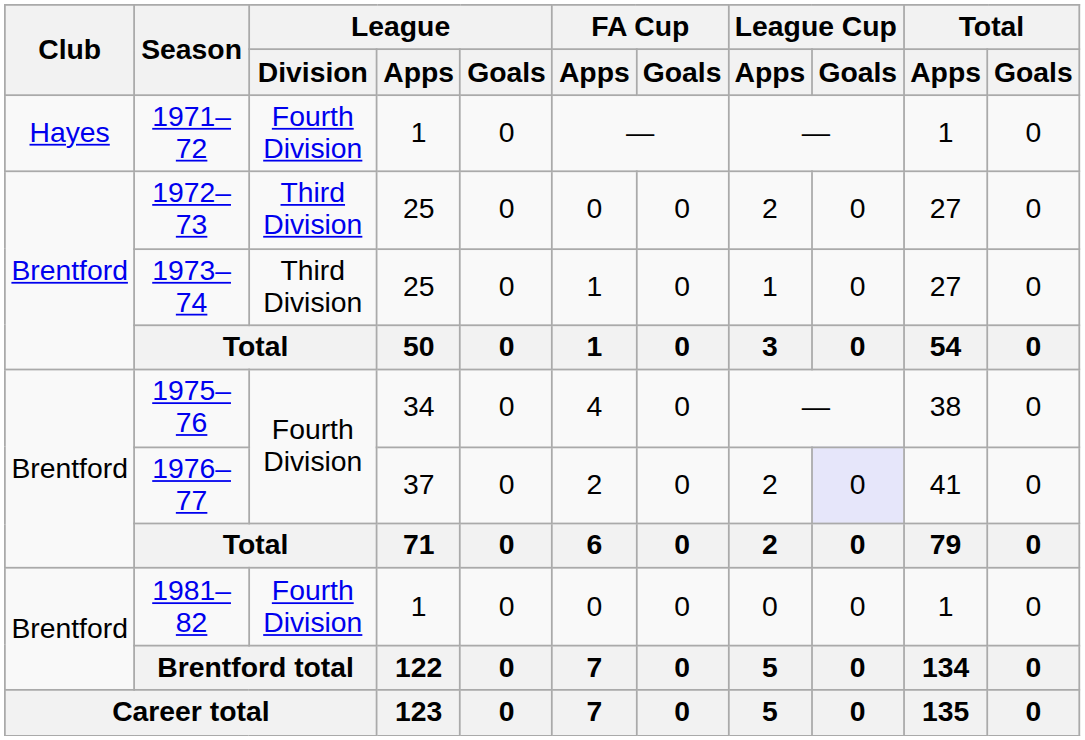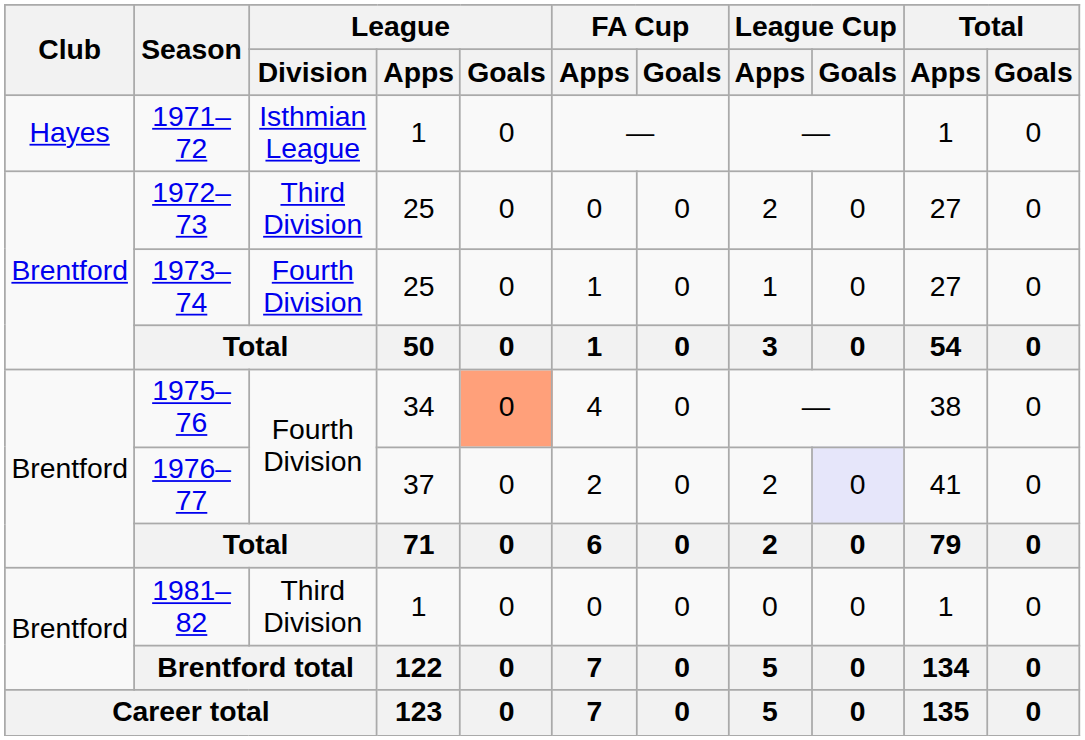(313, 132) Fourth Division -> (313, 132) Isthmian League
(313, 286) Third Division -> (313, 286) Fourth Division
(507, 407) no background -> (507, 407) lightsalmon background
(313, 606) Fourth Division -> (313, 606) Third Division
